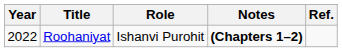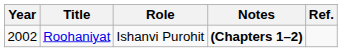(22, 36) 2022 -> (22, 36) 2002
